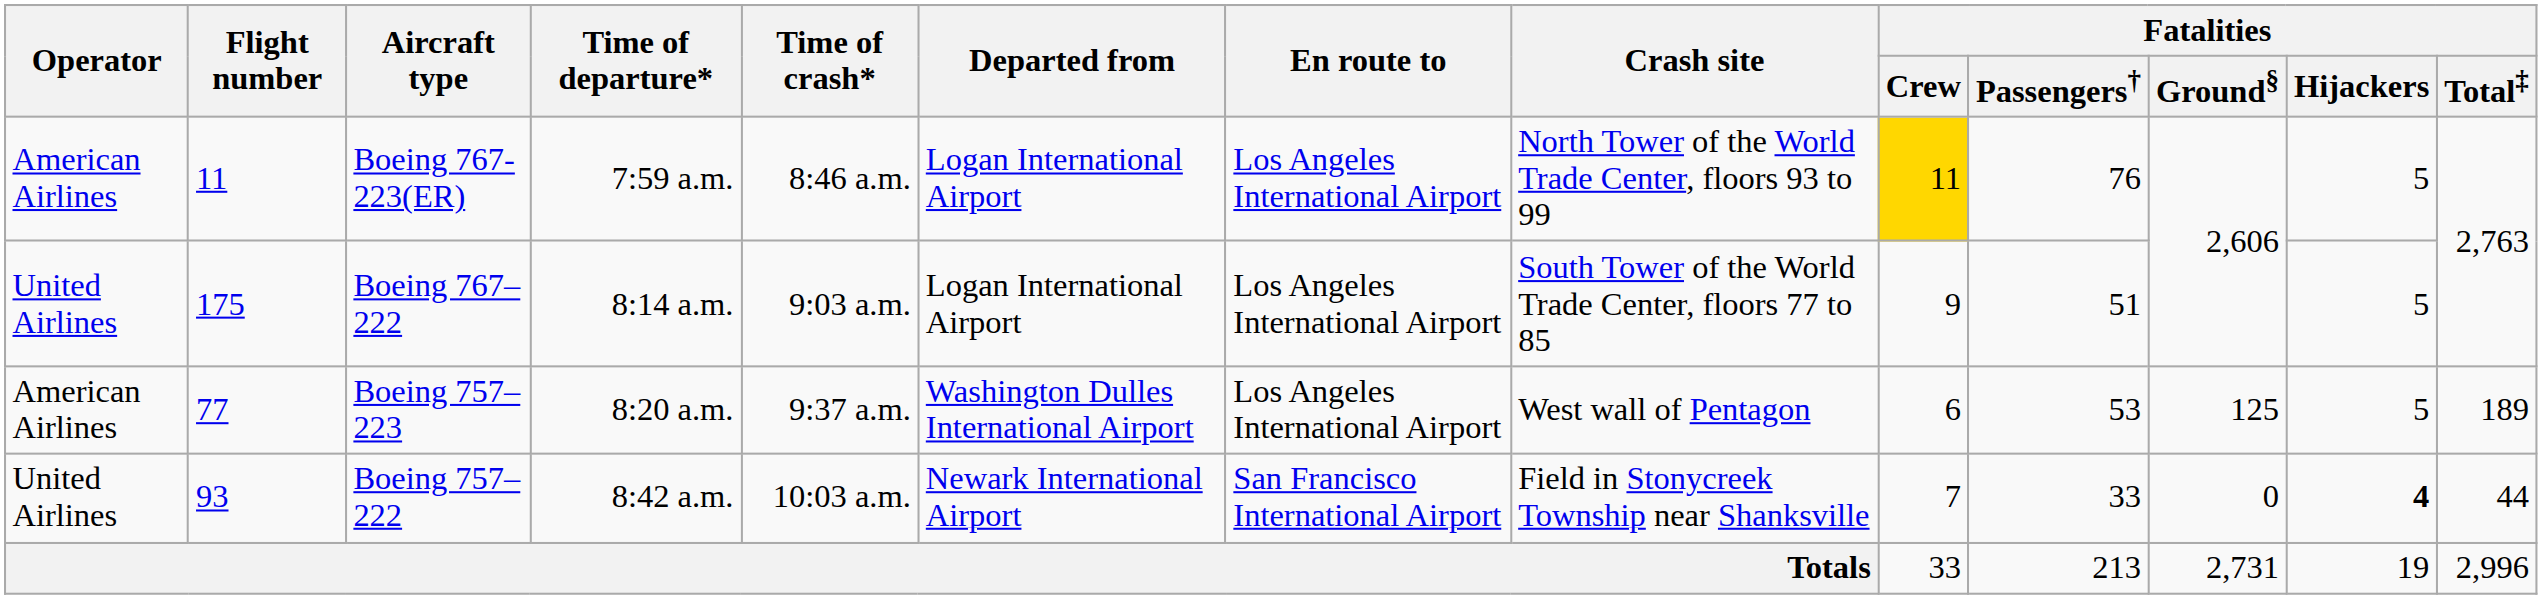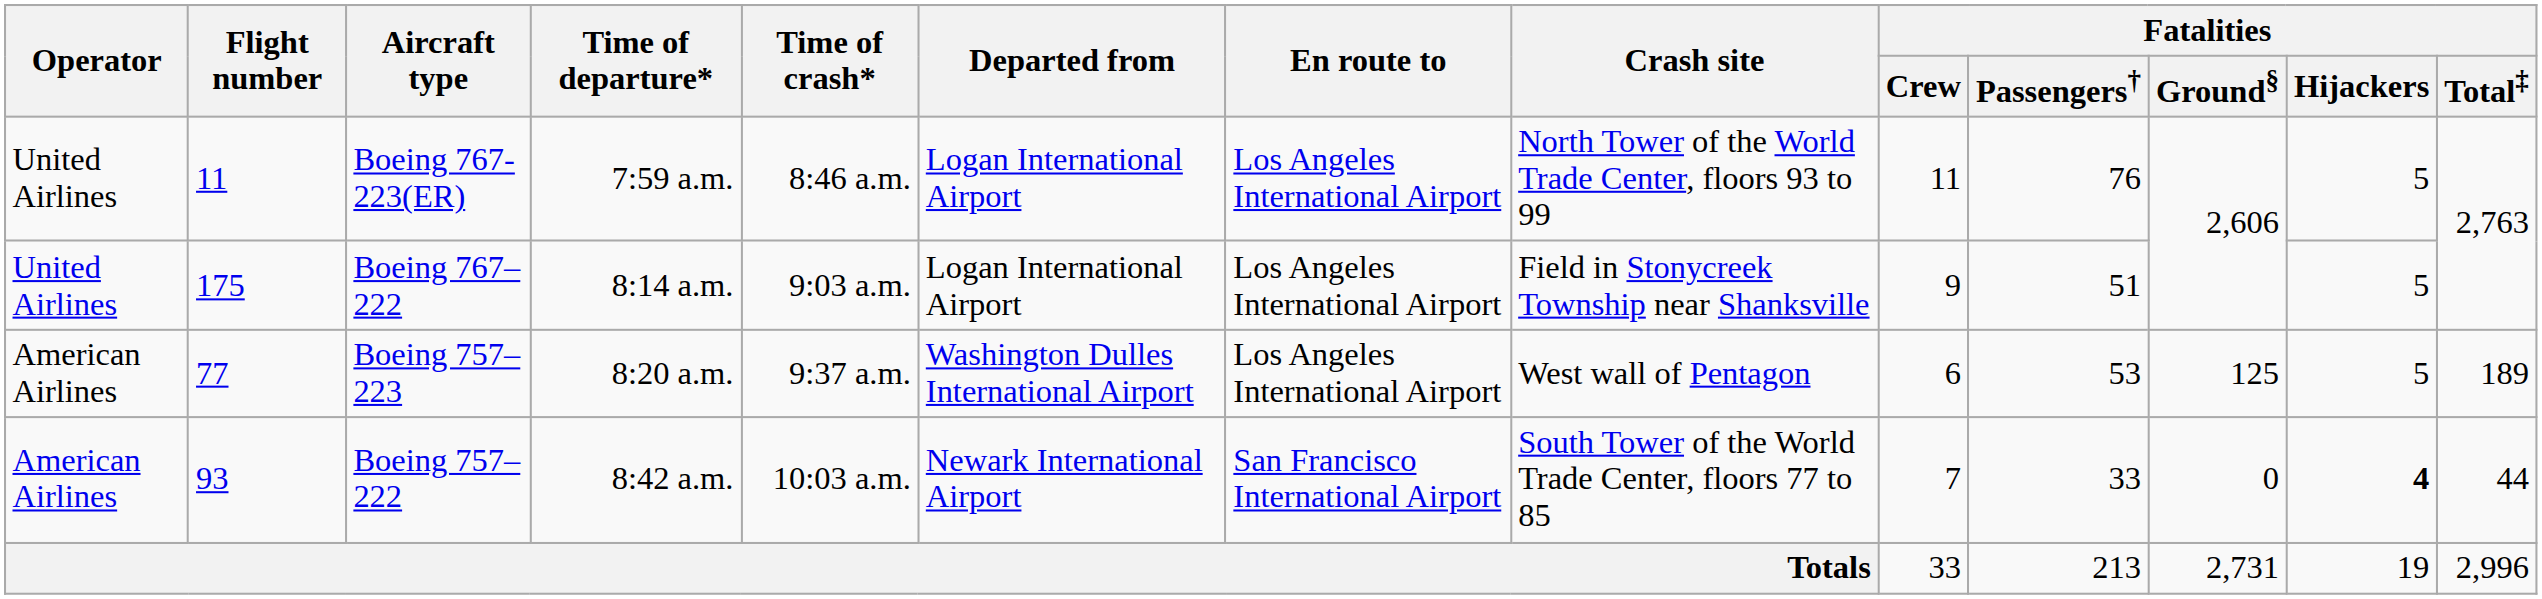(77, 178) American Airlines -> (65, 178) United Airlines
(1945, 178) gold background -> (1945, 178) no background
(1687, 303) South Tower of the World Trade Center, floors 77 to 85 -> (1694, 284) Field in Stonycreek Township near Shanksville
(65, 497) United Airlines -> (77, 479) American Airlines
(1694, 497) Field in Stonycreek Township near Shanksville -> (1687, 479) South Tower of the World Trade Center, floors 77 to 85
